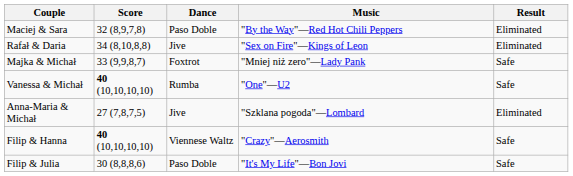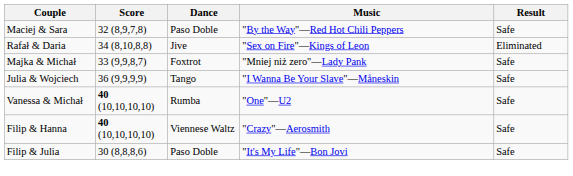(519, 29) Eliminated -> (505, 29) Safe
+ row: (43, 78)
- row: (37, 112)
